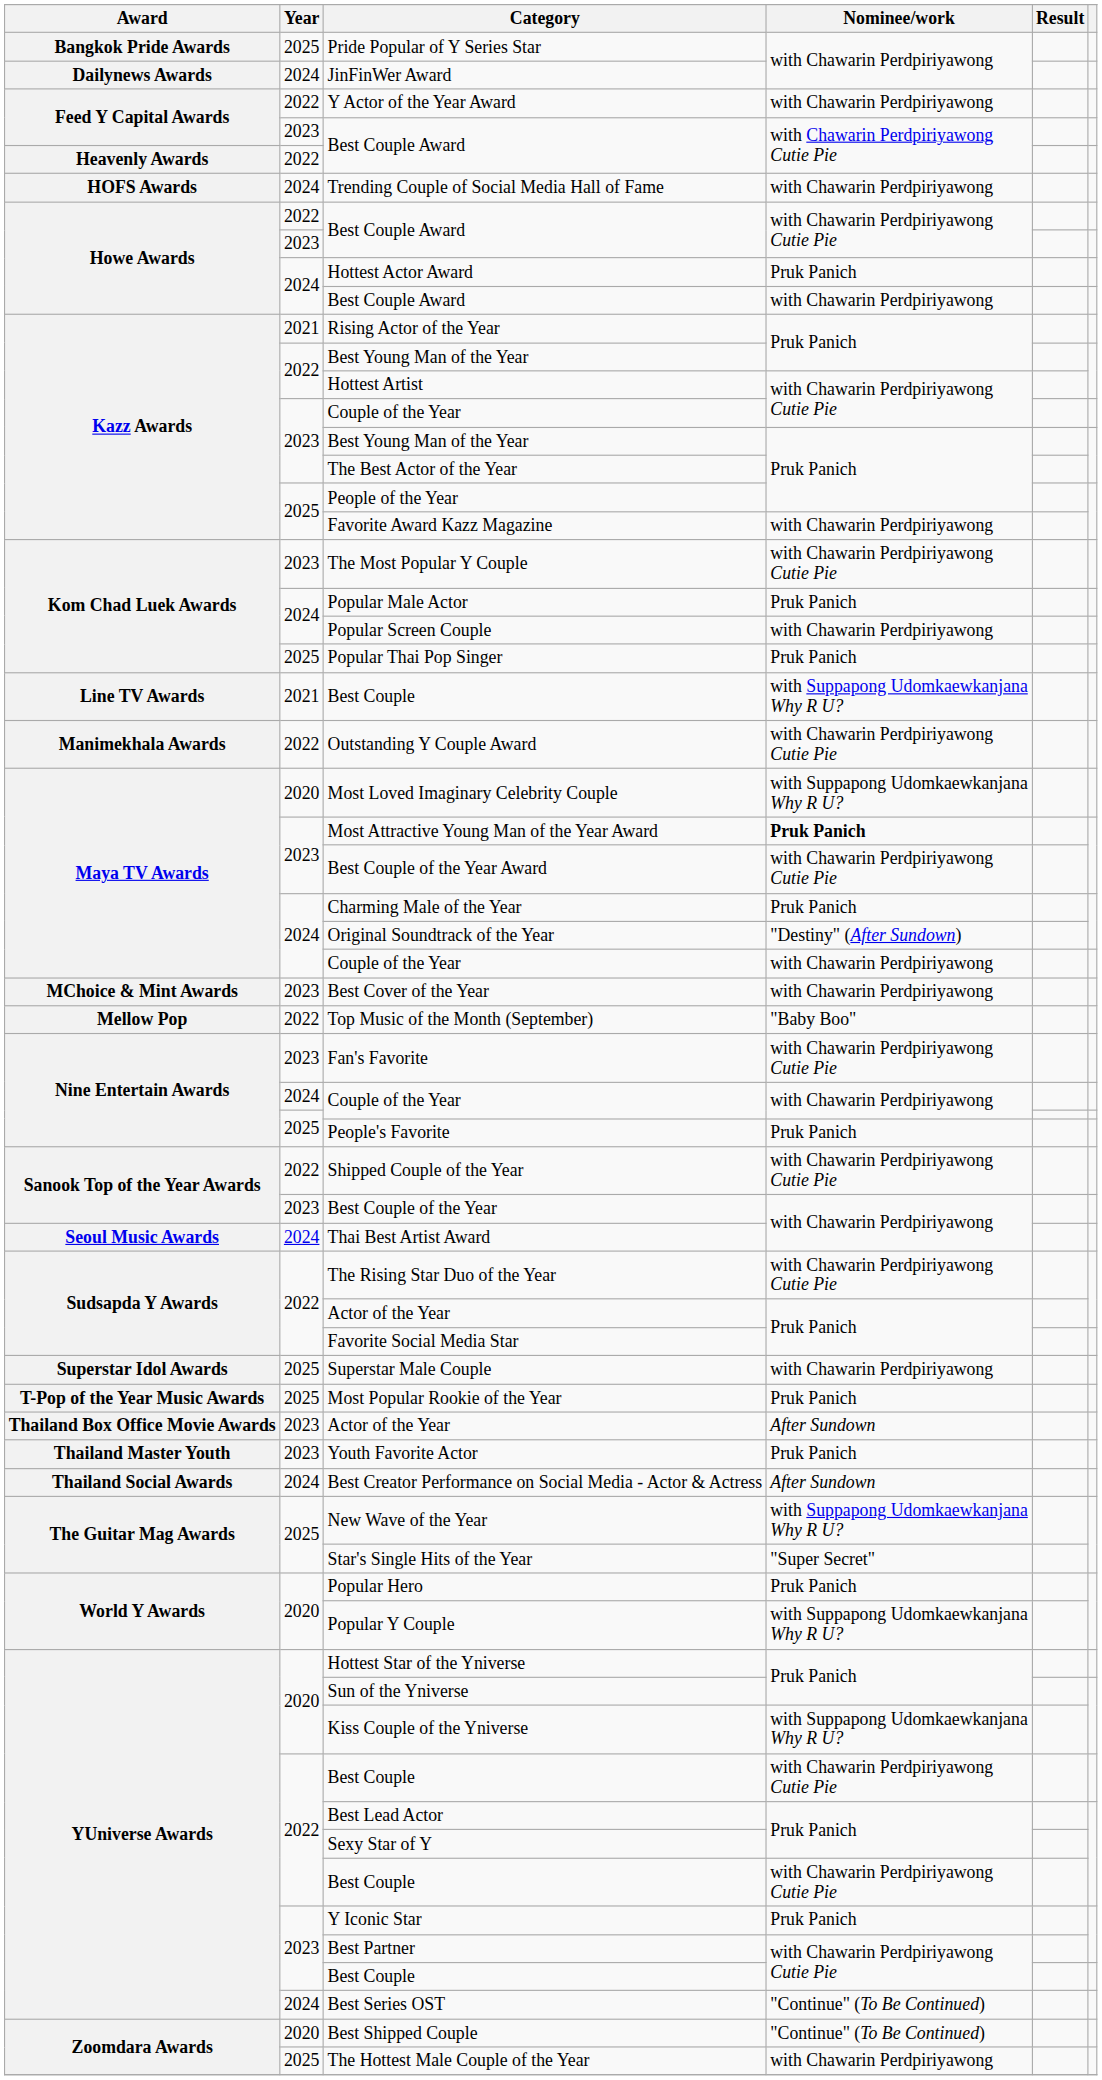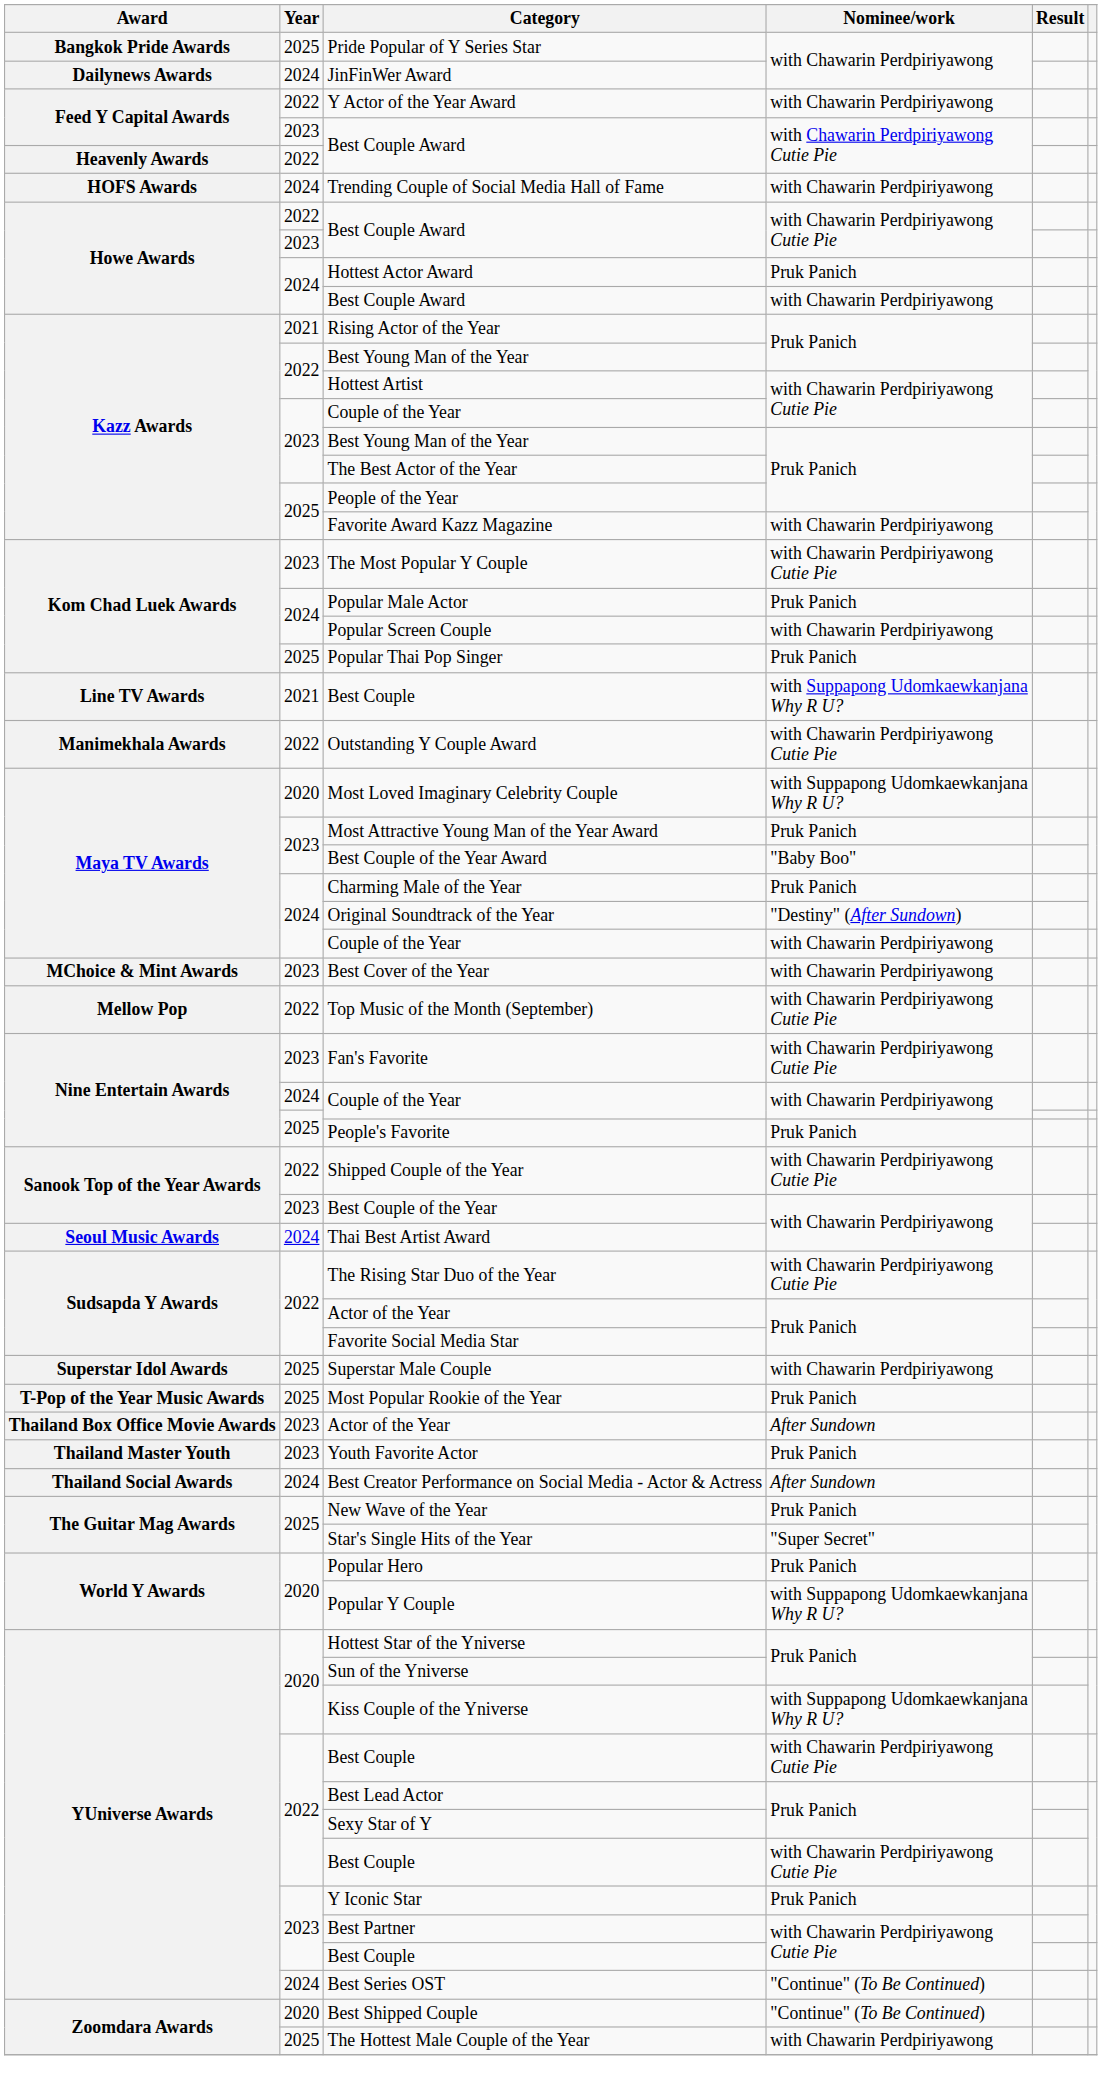(818, 830) bold -> (813, 830) normal
(882, 868) with Chawarin Perdpiriyawong Cutie Pie -> (813, 858) "Baby Boo"
(813, 1019) "Baby Boo" -> (882, 1009) with Chawarin Perdpiriyawong Cutie Pie
(899, 1520) with Suppapong Udomkaewkanjana Why R U? -> (813, 1510) Pruk Panich
